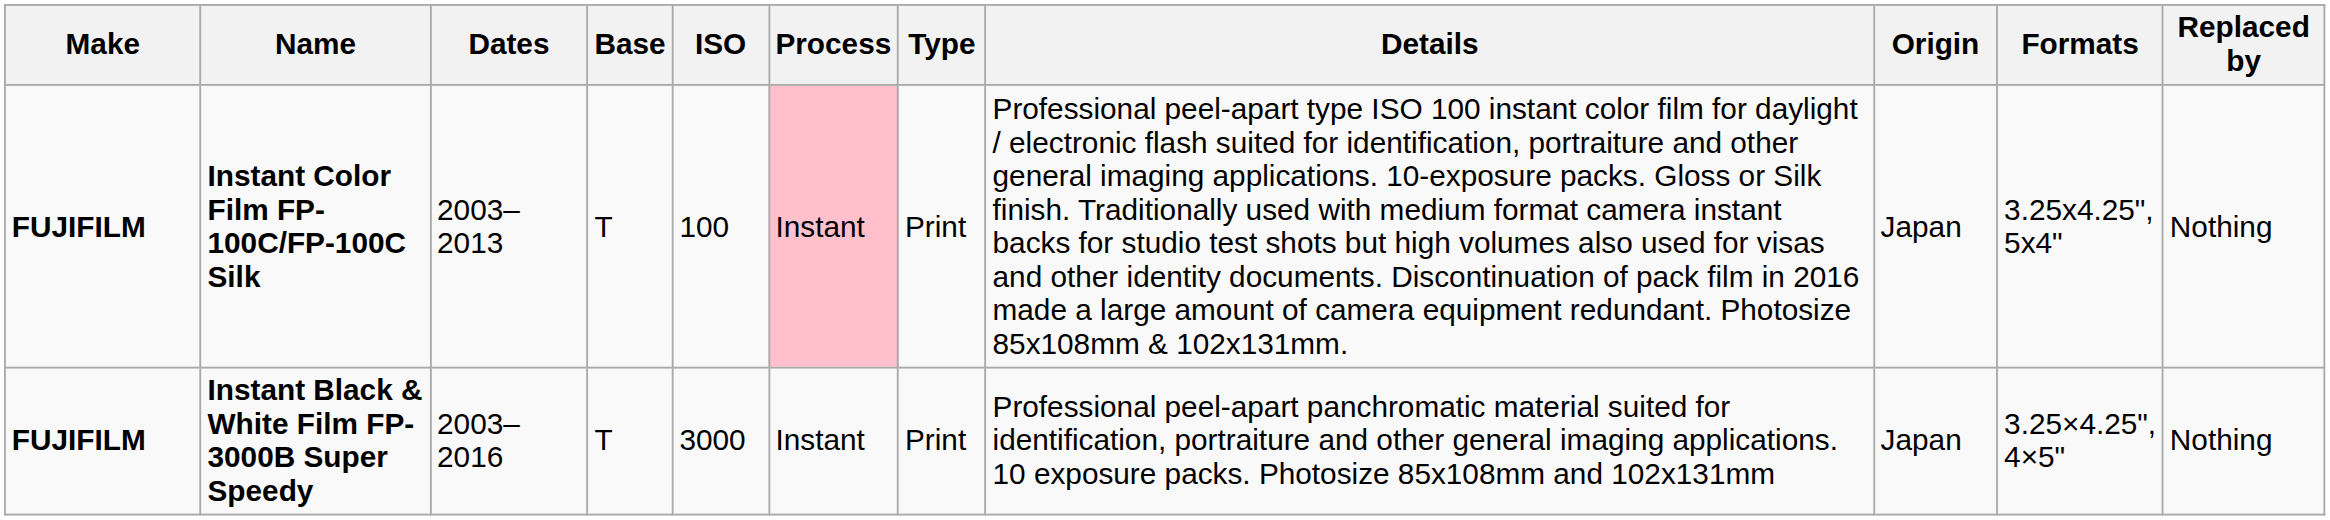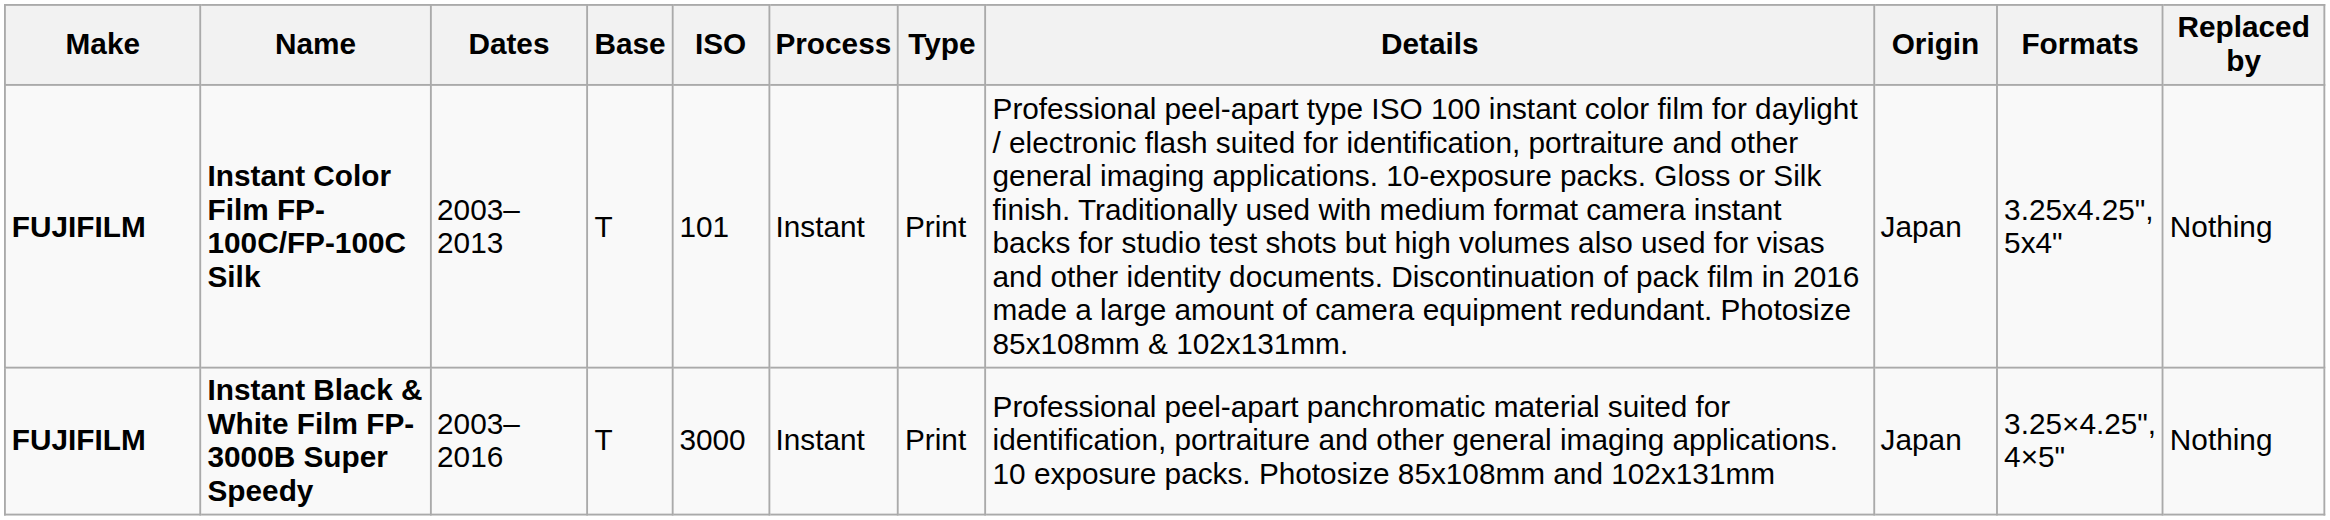(704, 225) 100 -> (704, 225) 101
(820, 225) pink background -> (820, 225) no background
